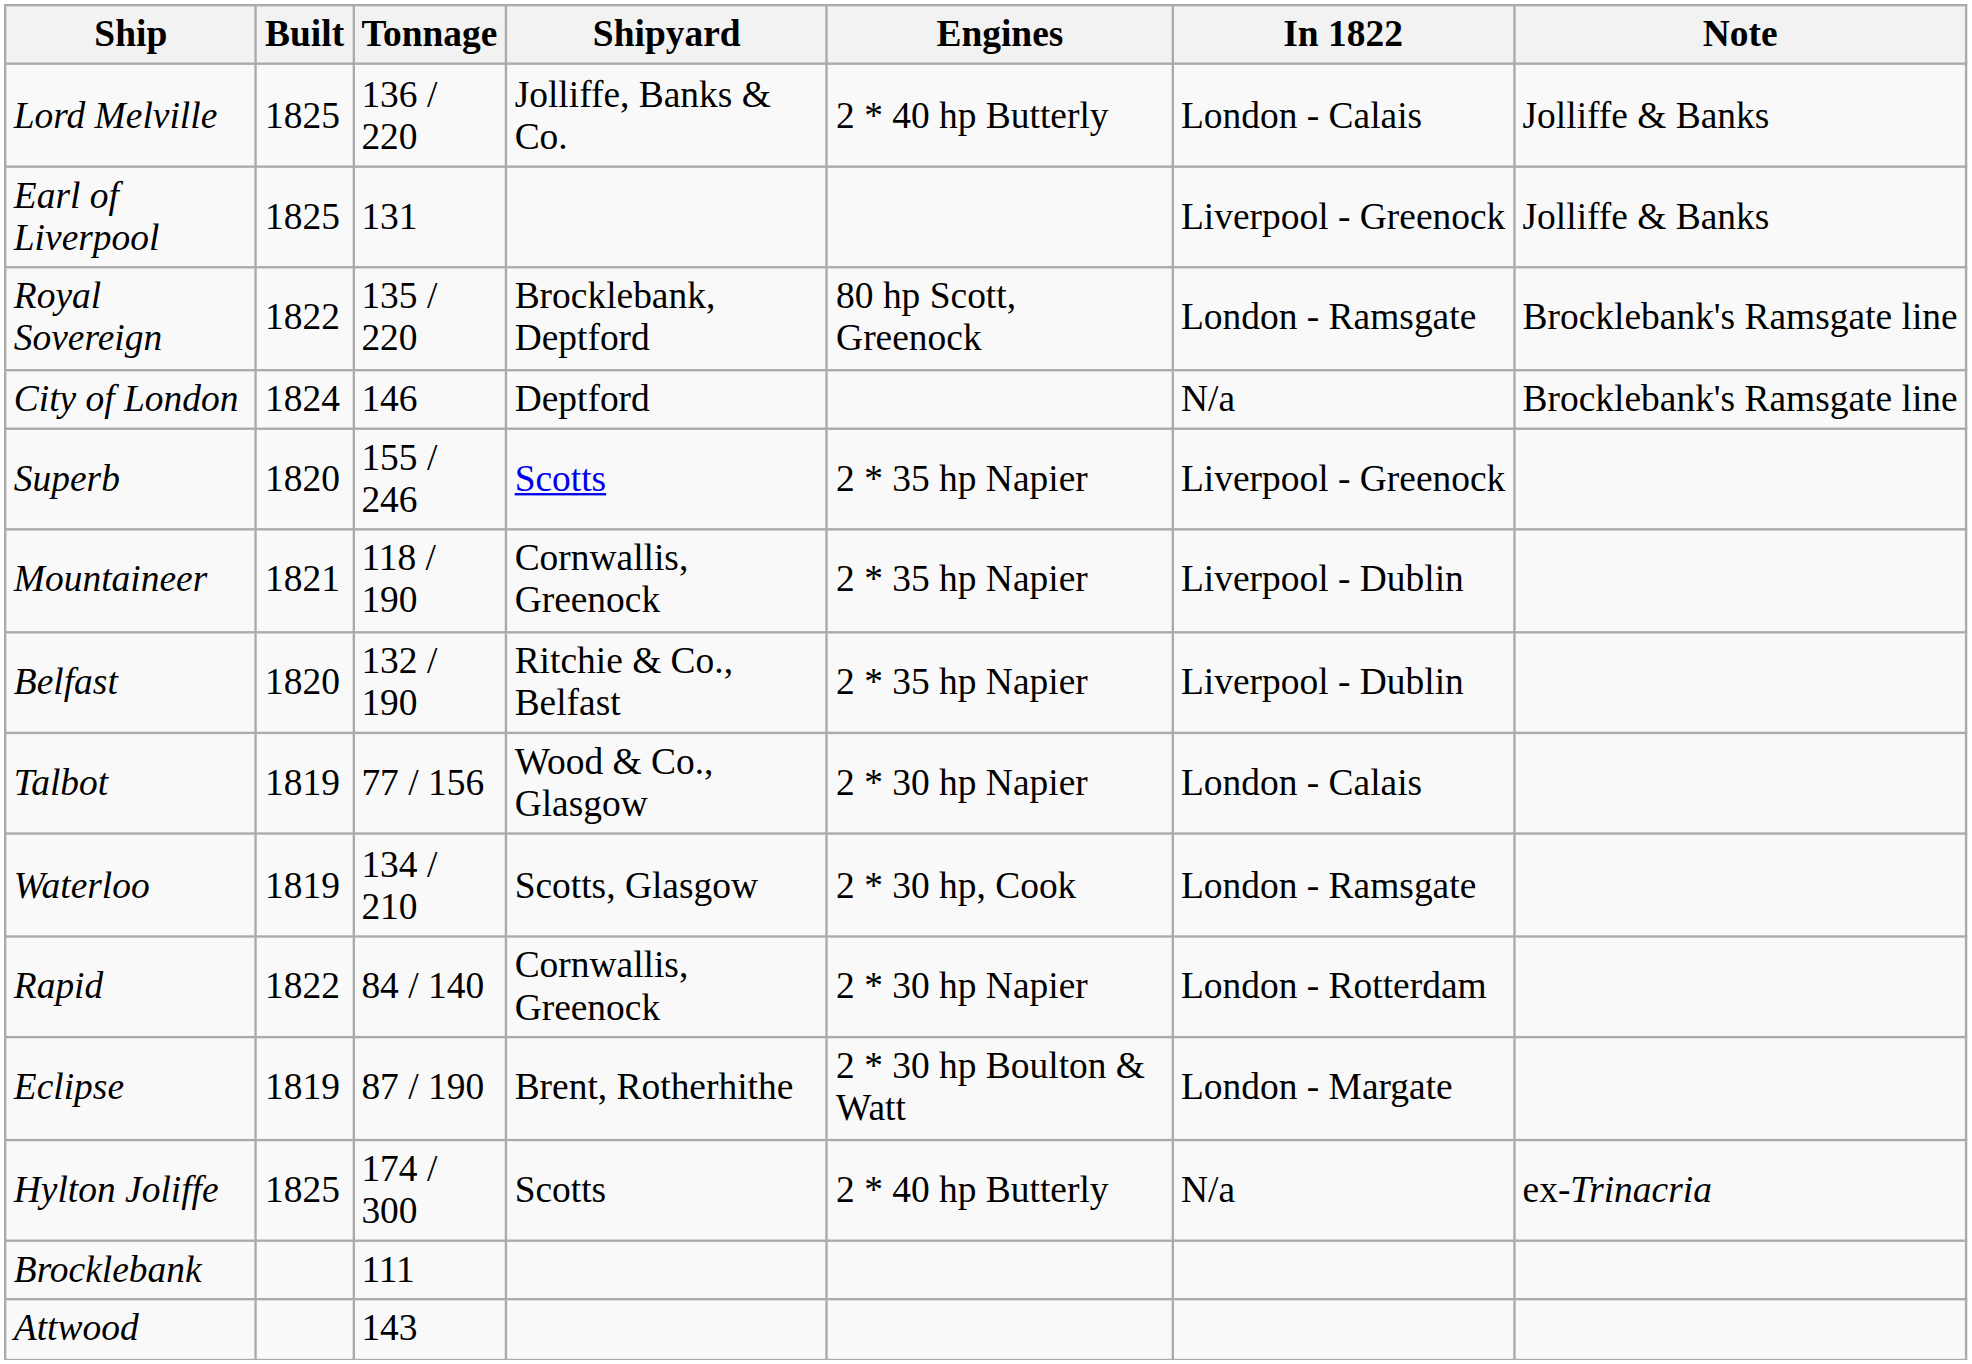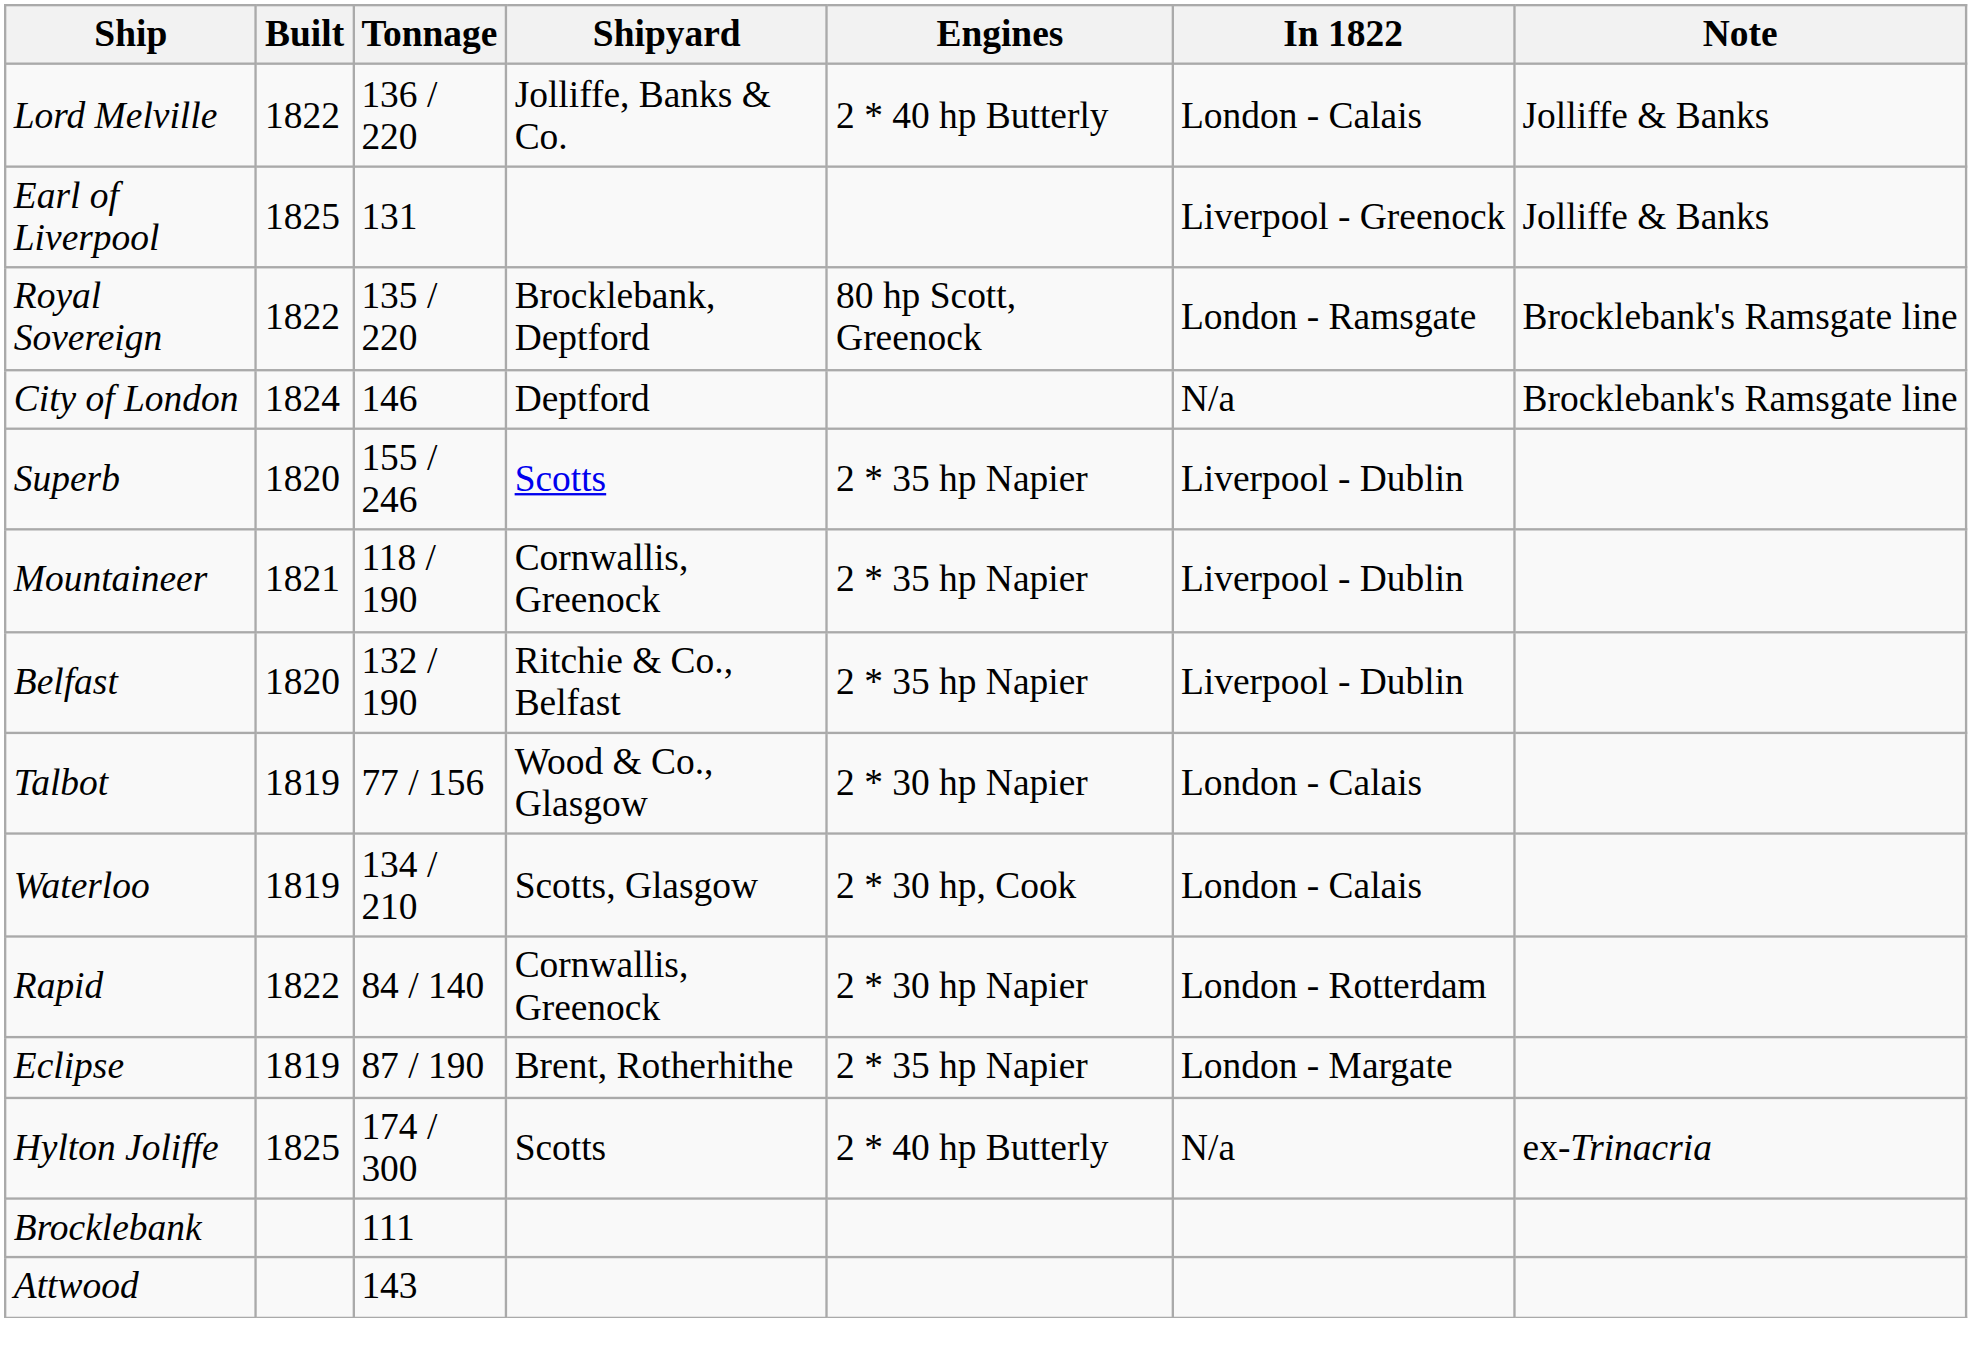(302, 114) 1825 -> (302, 114) 1822
(1343, 478) Liverpool - Greenock -> (1322, 478) Liverpool - Dublin
(1329, 884) London - Ramsgate -> (1302, 884) London - Calais
(991, 1087) 2 * 30 hp Boulton & Watt -> (962, 1066) 2 * 35 hp Napier
